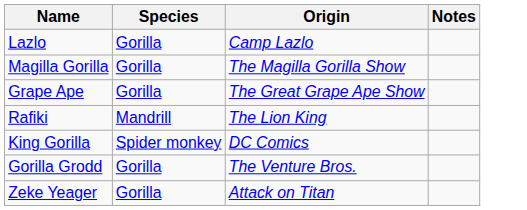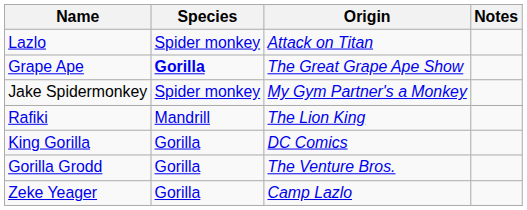(139, 42) Gorilla -> (207, 42) Spider monkey
(271, 42) Camp Lazlo -> (320, 42) Attack on Titan
- row: (58, 67)
(139, 92) normal -> (180, 67) bold
+ row: (78, 92)
(169, 142) Spider monkey -> (177, 142) Gorilla
(282, 192) Attack on Titan -> (310, 192) Camp Lazlo
